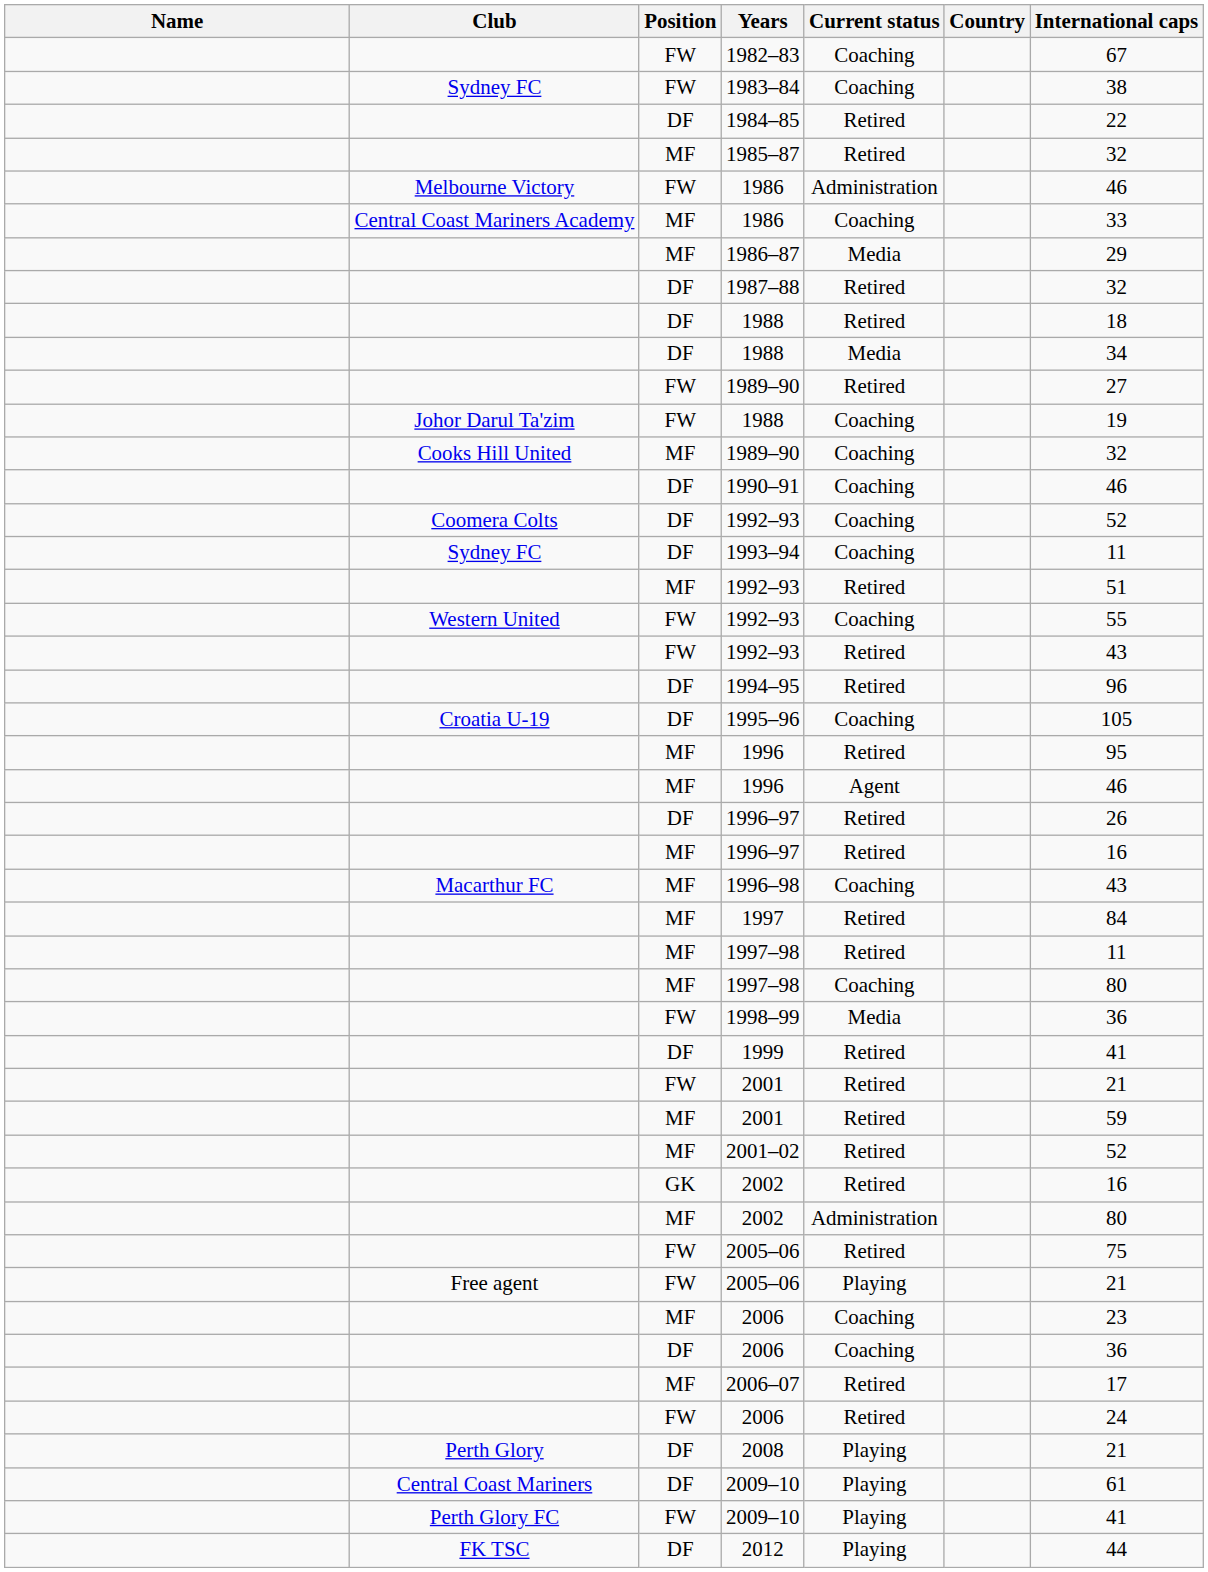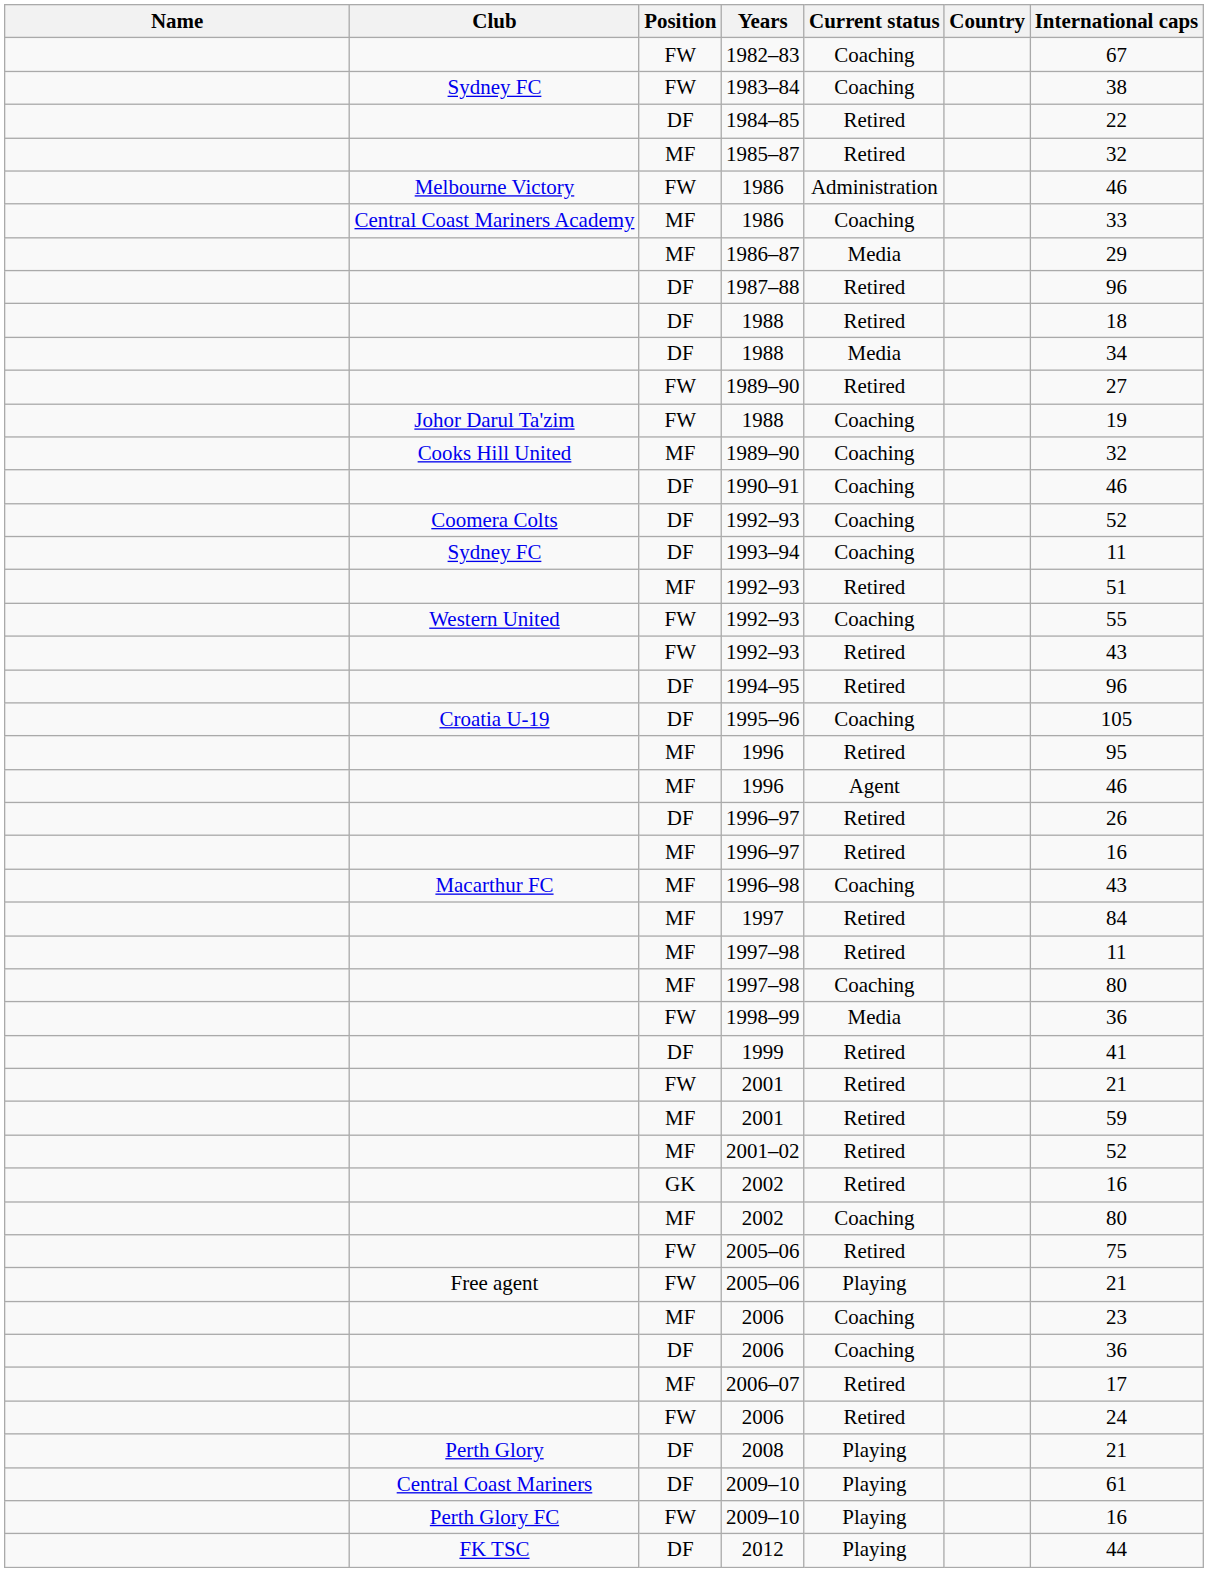(1116, 287) 32 -> (1116, 287) 96
(874, 1217) Administration -> (874, 1217) Coaching
(1116, 1516) 41 -> (1116, 1516) 16
